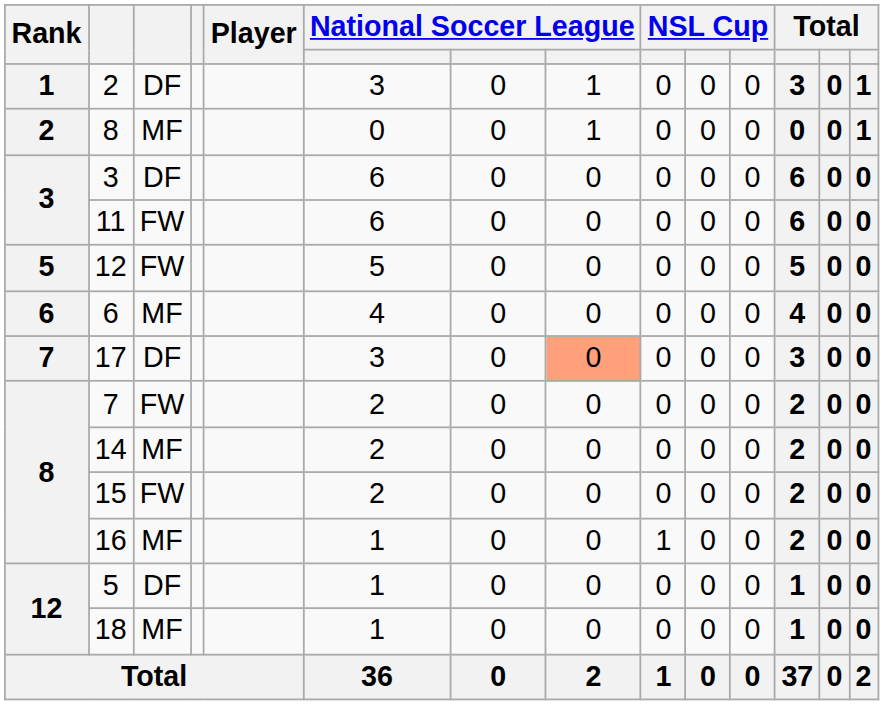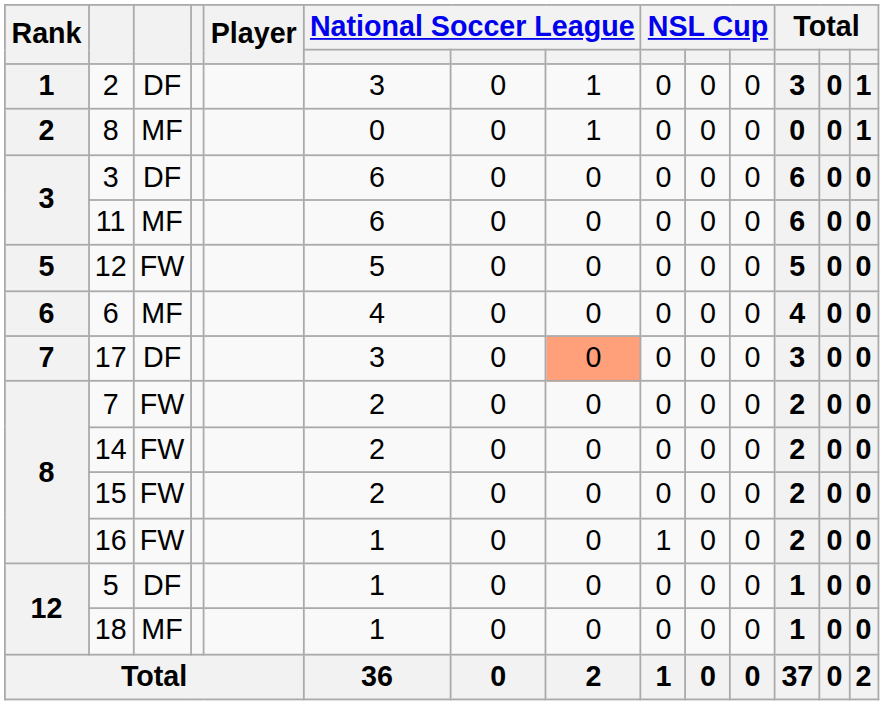(162, 222) FW -> (162, 222) MF
(162, 449) MF -> (162, 449) FW
(162, 540) MF -> (162, 540) FW
